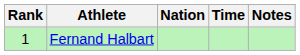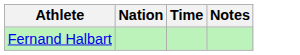- column: (25, 15)
